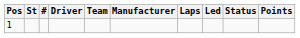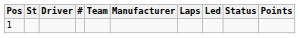columns swapped: (44, 12) <-> (67, 12)
